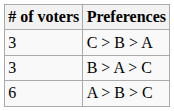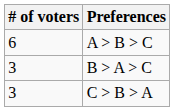rows swapped: (120, 93) <-> (120, 42)
